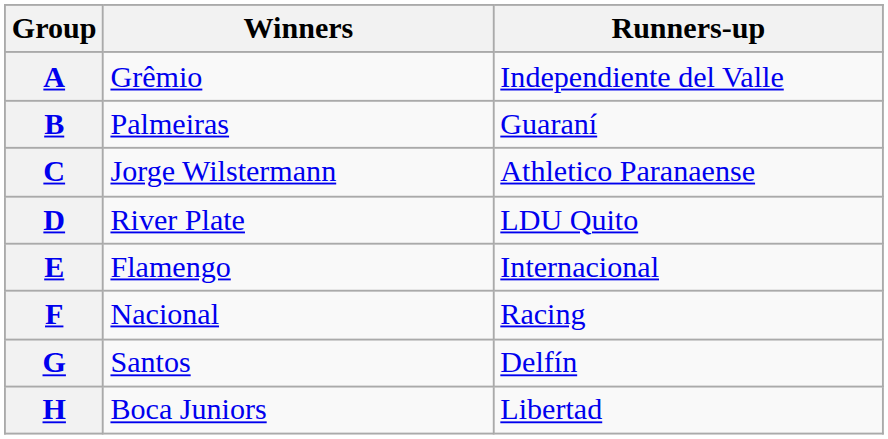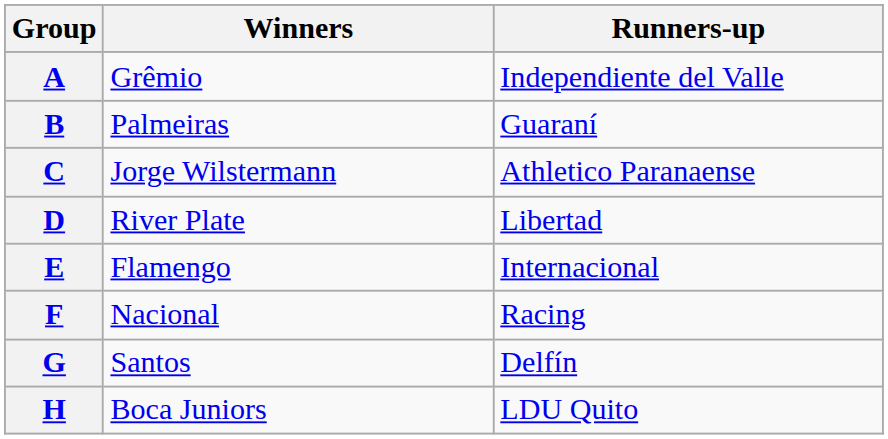(569, 219) LDU Quito -> (551, 219) Libertad
(551, 409) Libertad -> (569, 409) LDU Quito
